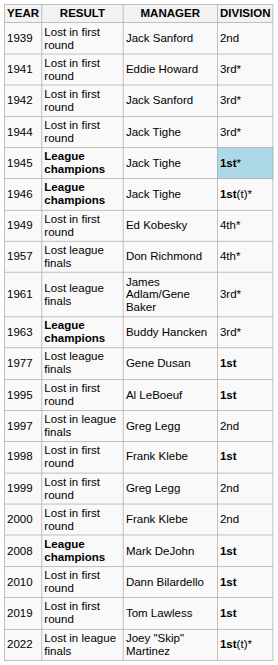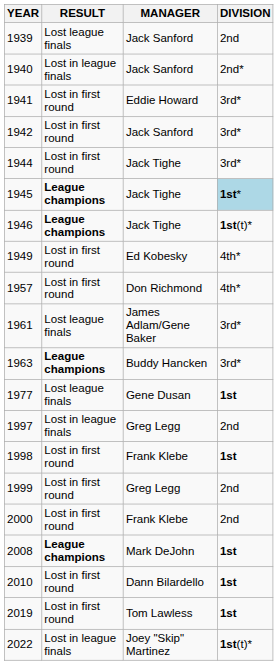(72, 38) Lost in first round -> (74, 38) Lost league finals
+ row: (20, 69)
(74, 256) Lost league finals -> (72, 288) Lost in first round
- row: (20, 394)
